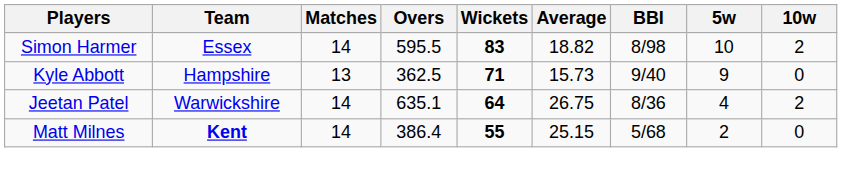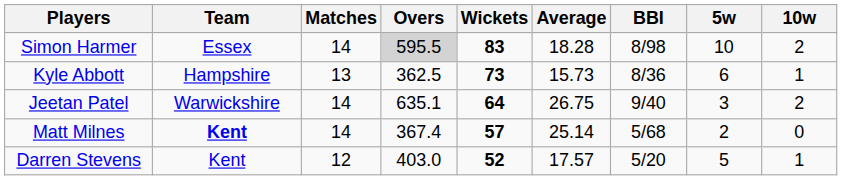(419, 47) no background -> (419, 47) lightgrey background
(571, 47) 18.82 -> (571, 47) 18.28
(494, 75) 71 -> (494, 75) 73
(648, 75) 9/40 -> (648, 75) 8/36
(724, 75) 9 -> (724, 75) 6
(799, 75) 0 -> (799, 75) 1
(648, 103) 8/36 -> (648, 103) 9/40
(724, 103) 4 -> (724, 103) 3
(419, 132) 386.4 -> (419, 132) 367.4
(494, 132) 55 -> (494, 132) 57
(571, 132) 25.15 -> (571, 132) 25.14
+ row: (79, 160)
